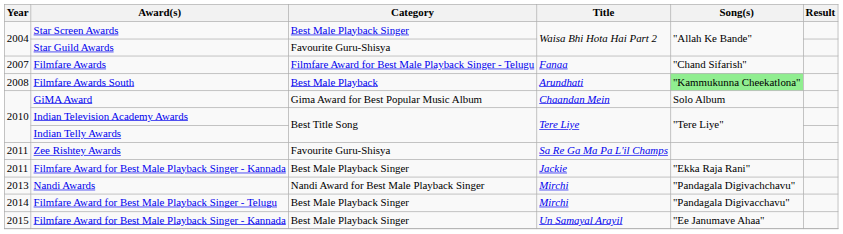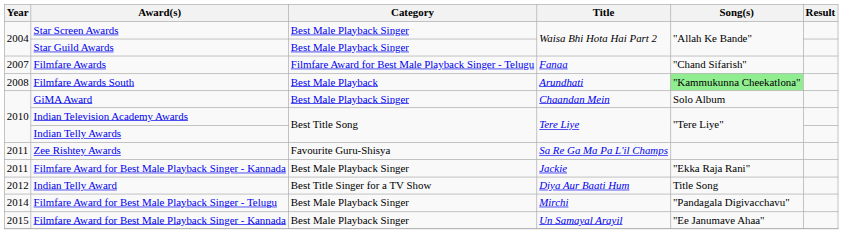(341, 47) Favourite Guru-Shisya -> (350, 47) Best Male Playback Singer
(386, 99) Gima Award for Best Popular Music Album -> (350, 99) Best Male Playback Singer
+ row: (75, 185)
- row: (64, 185)
